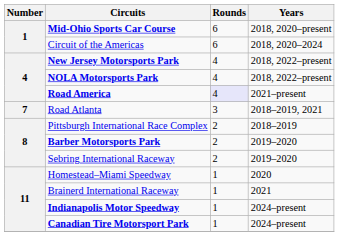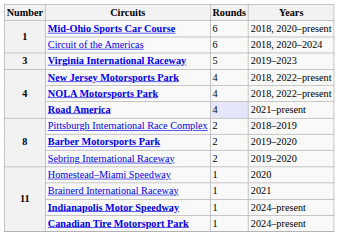+ row: (117, 61)
- row: (75, 110)
